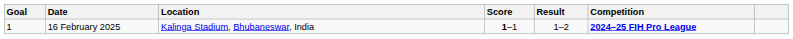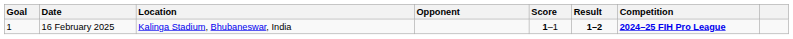+ column: (438, 12)
(561, 27) normal -> (594, 27) bold
